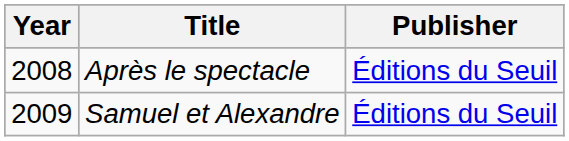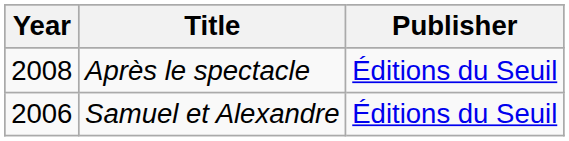(42, 113) 2009 -> (42, 113) 2006
